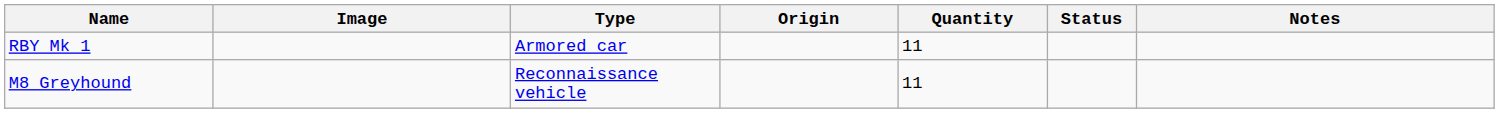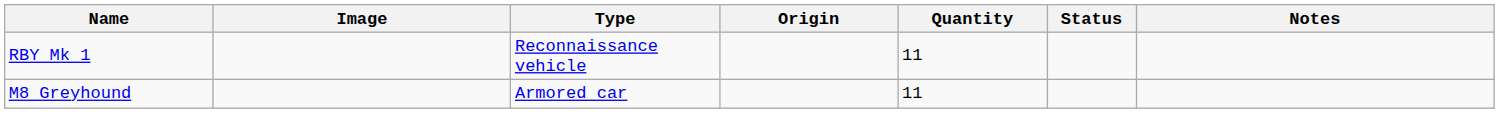(571, 46) Armored car -> (586, 56) Reconnaissance vehicle
(586, 84) Reconnaissance vehicle -> (571, 94) Armored car
